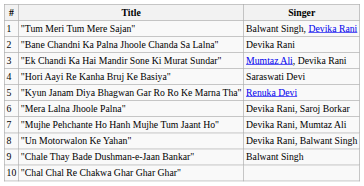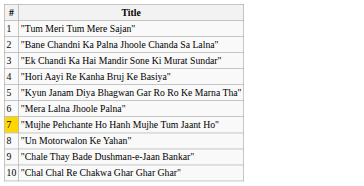- column: (302, 12)
(9, 124) no background -> (9, 124) gold background
